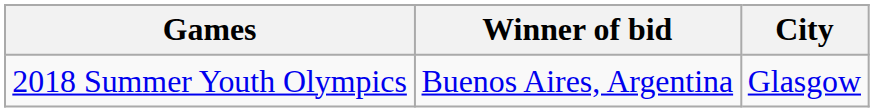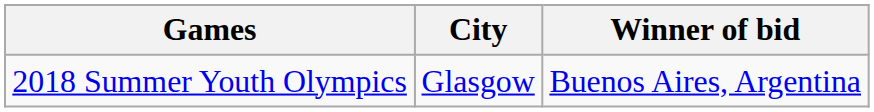columns swapped: (804, 29) <-> (577, 29)
